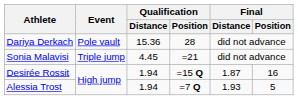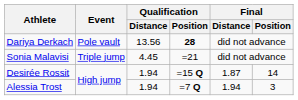(148, 42) 15.36 -> (148, 42) 13.56
(190, 42) normal -> (190, 42) bold
(273, 72) 16 -> (273, 72) 14
(231, 88) 1.93 -> (231, 88) 1.94
(273, 88) 5 -> (273, 88) 3
